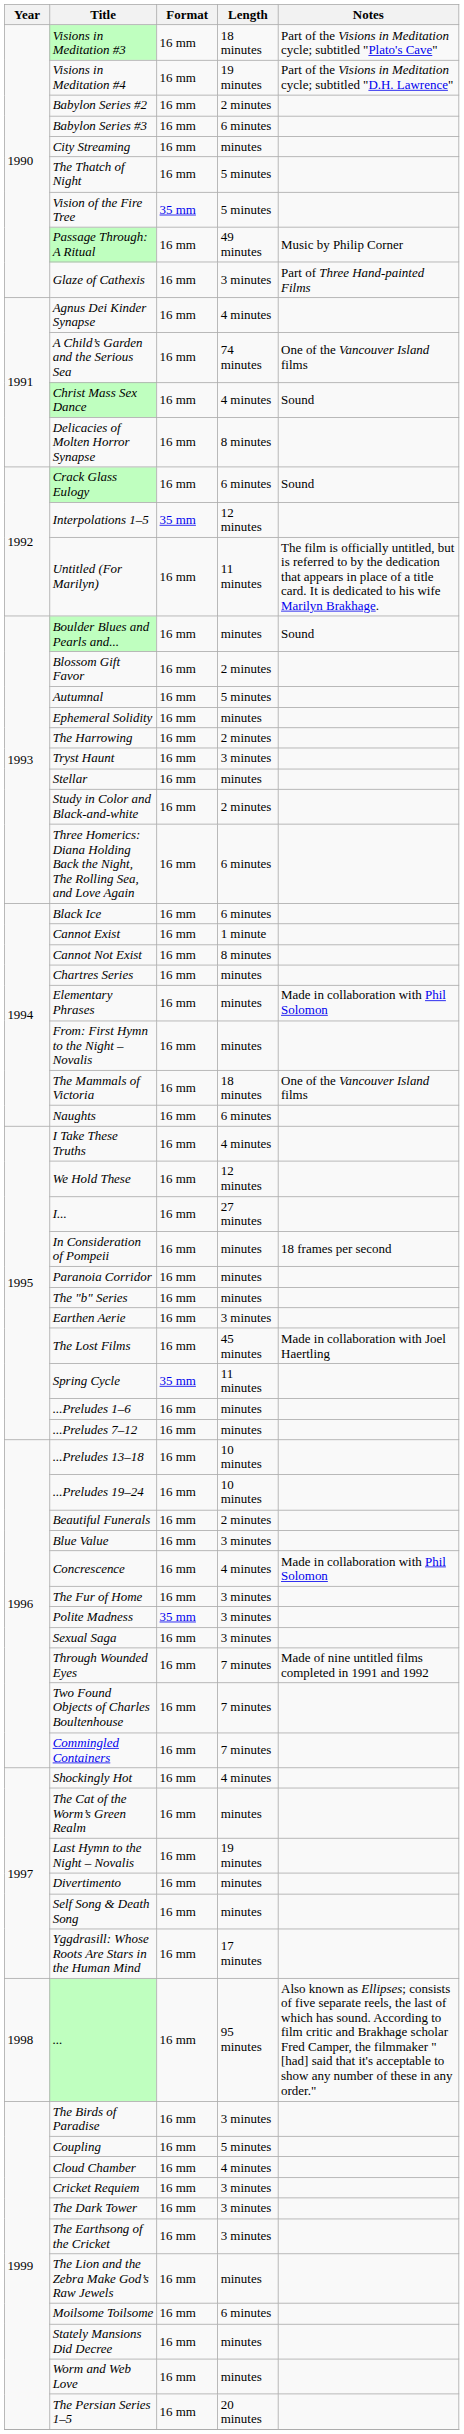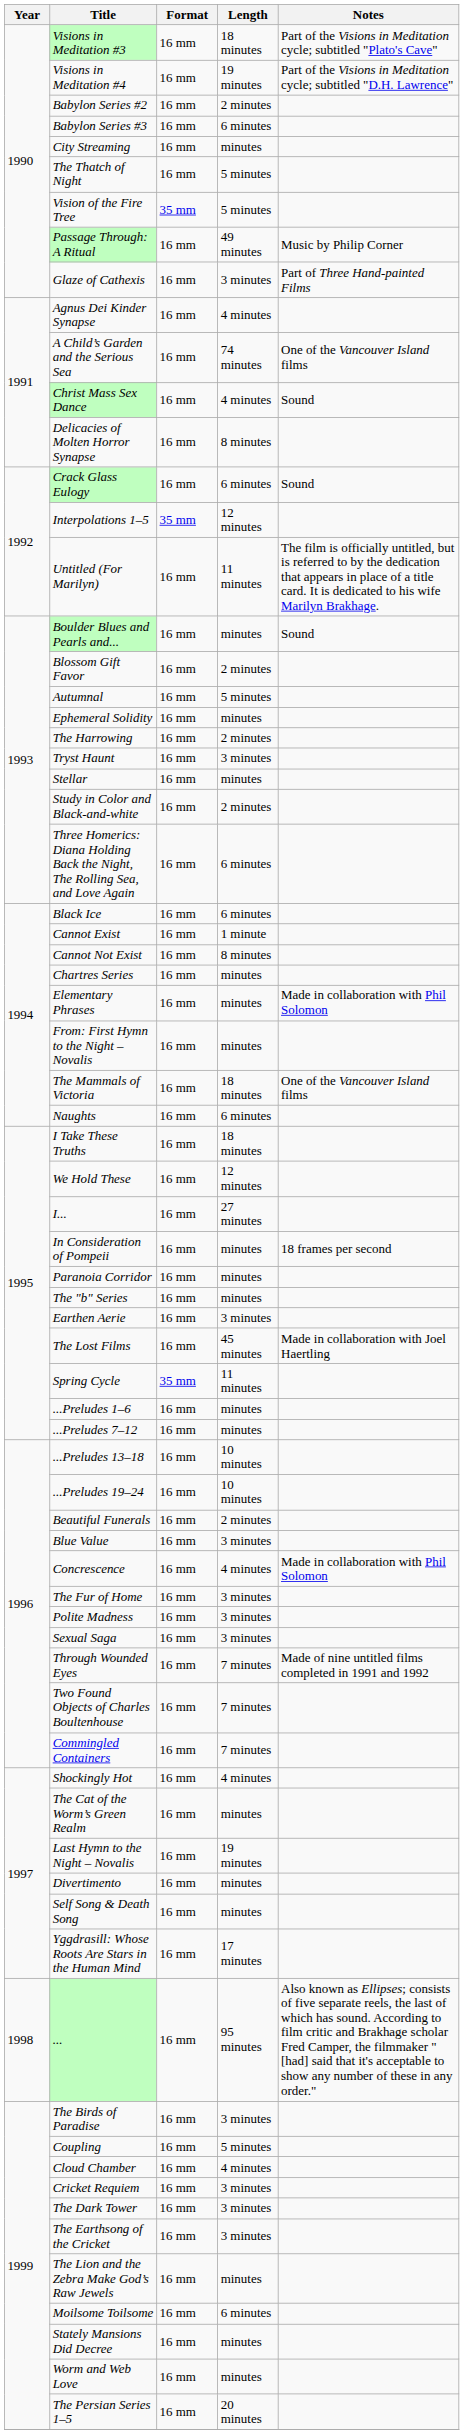(246, 1143) 4 minutes -> (241, 1143) 18 minutes
(178, 1617) 35 mm -> (178, 1617) 16 mm
